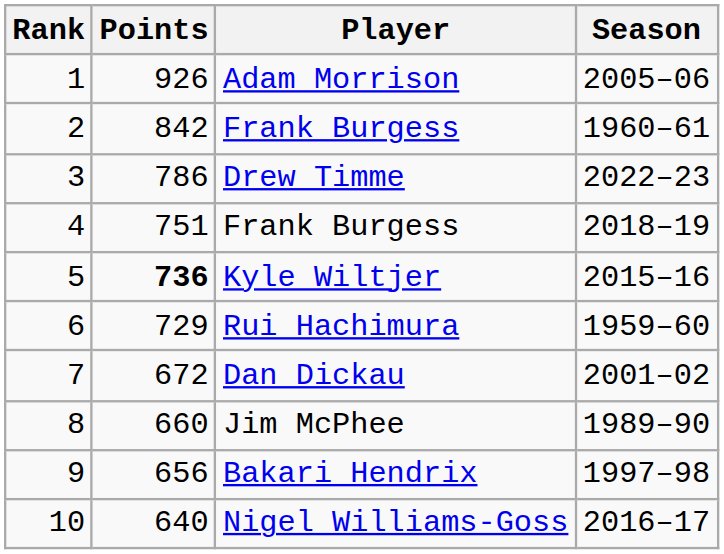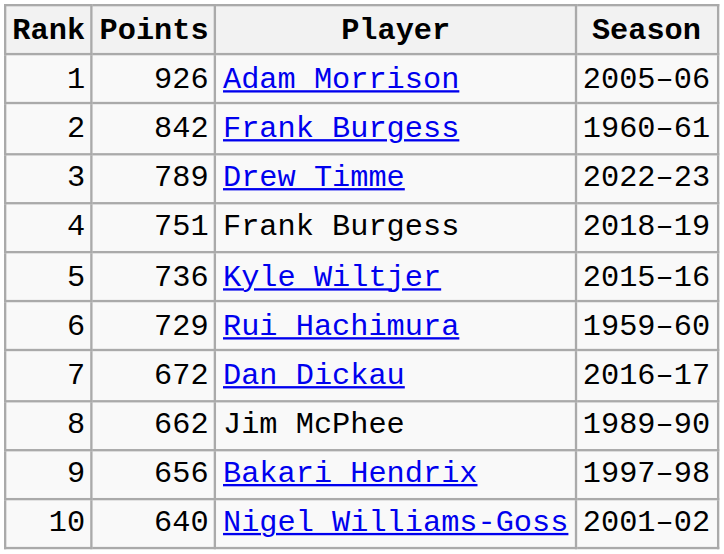(181, 178) 786 -> (181, 178) 789
(181, 277) bold -> (181, 277) normal
(646, 375) 2001–02 -> (646, 375) 2016–17
(181, 425) 660 -> (181, 425) 662
(646, 524) 2016–17 -> (646, 524) 2001–02
